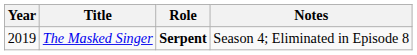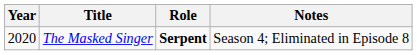(22, 38) 2019 -> (22, 38) 2020
